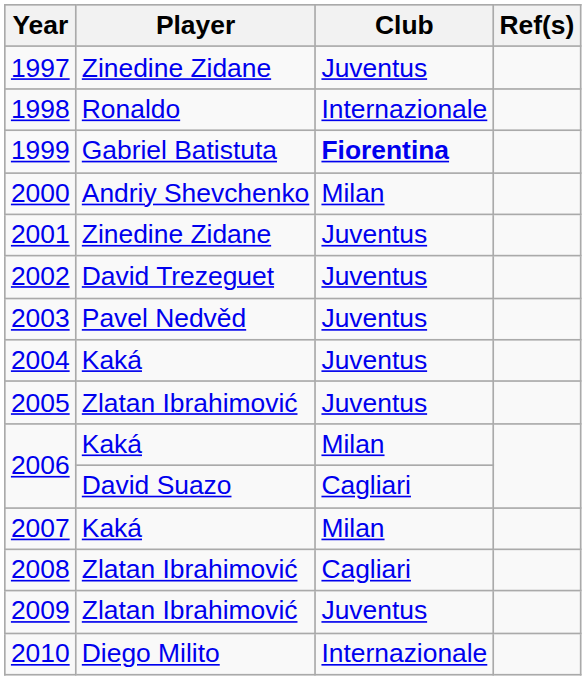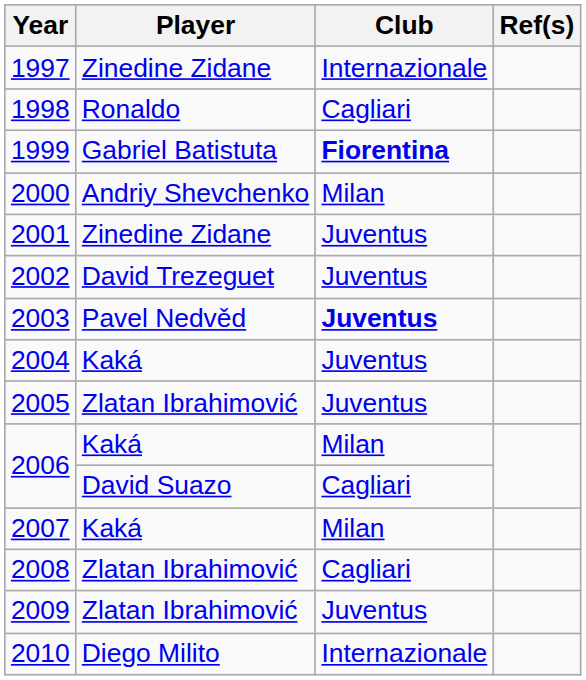(374, 67) Juventus -> (404, 67) Internazionale
(404, 109) Internazionale -> (366, 109) Cagliari
(374, 318) normal -> (379, 318) bold
